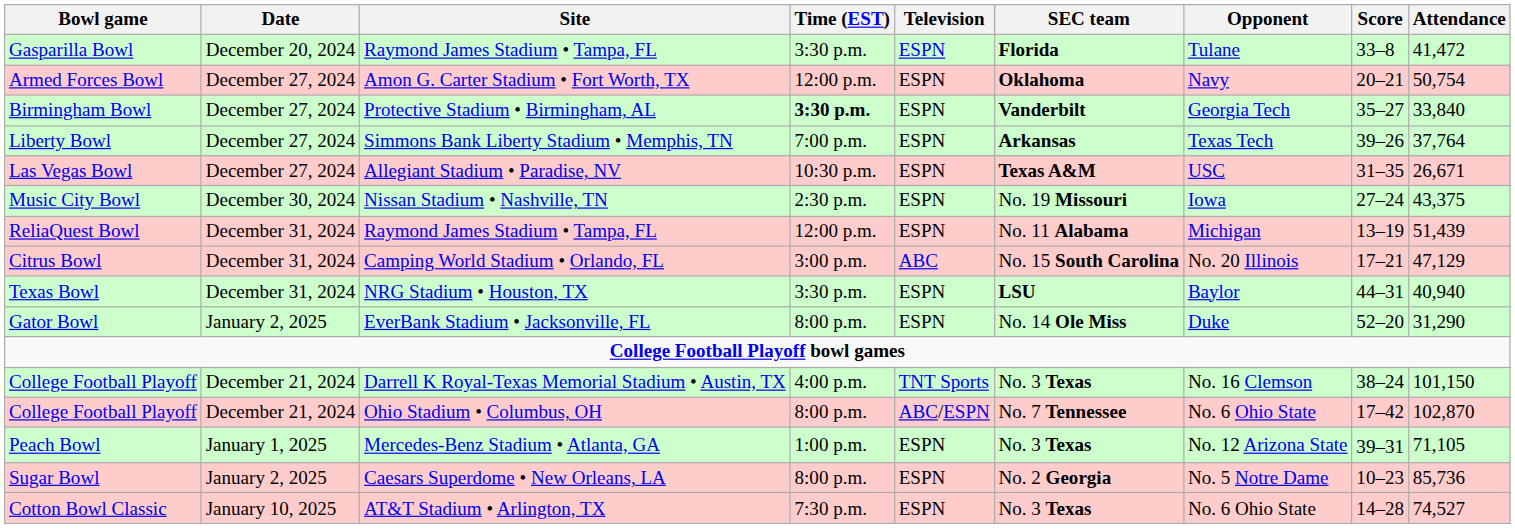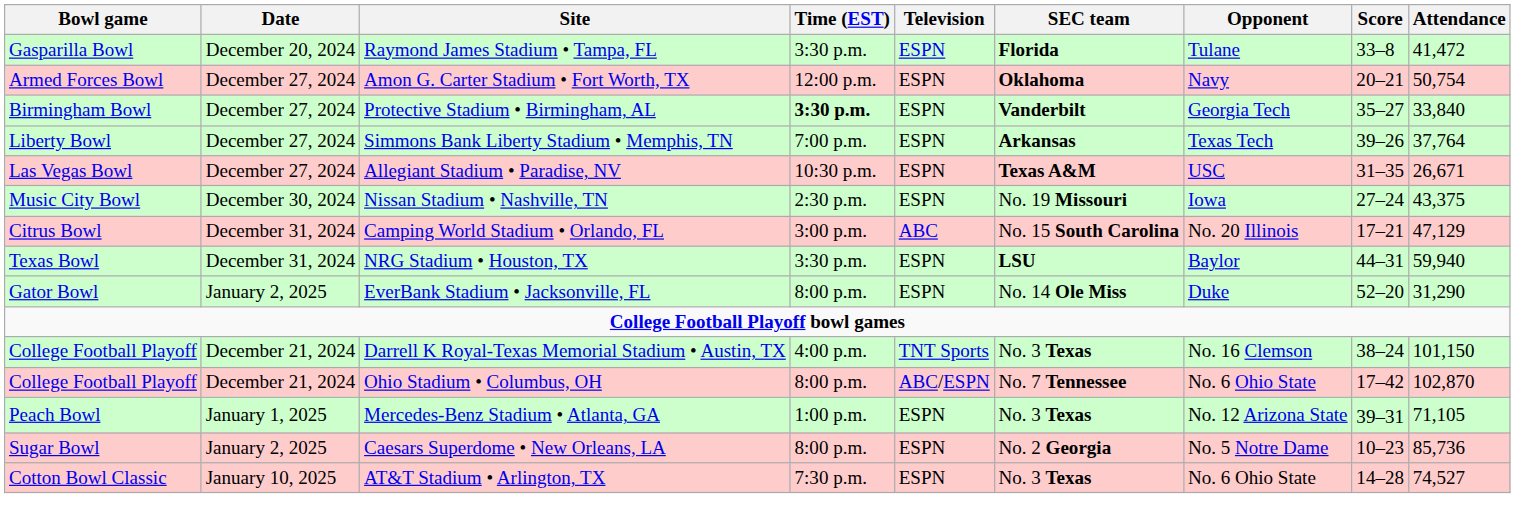- row: (74, 230)
(1439, 291) 40,940 -> (1439, 261) 59,940
